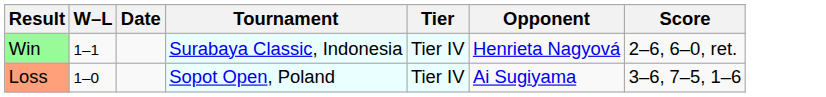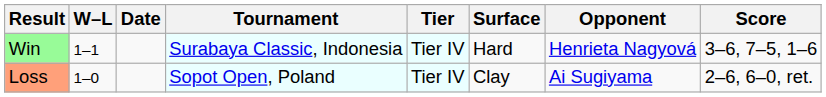+ column: (507, 19)
(683, 48) 2–6, 6–0, ret. -> (761, 48) 3–6, 7–5, 1–6
(685, 77) 3–6, 7–5, 1–6 -> (759, 77) 2–6, 6–0, ret.
